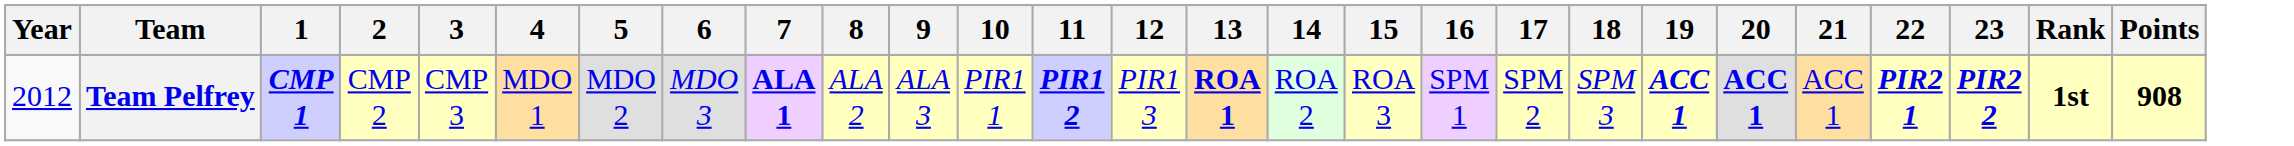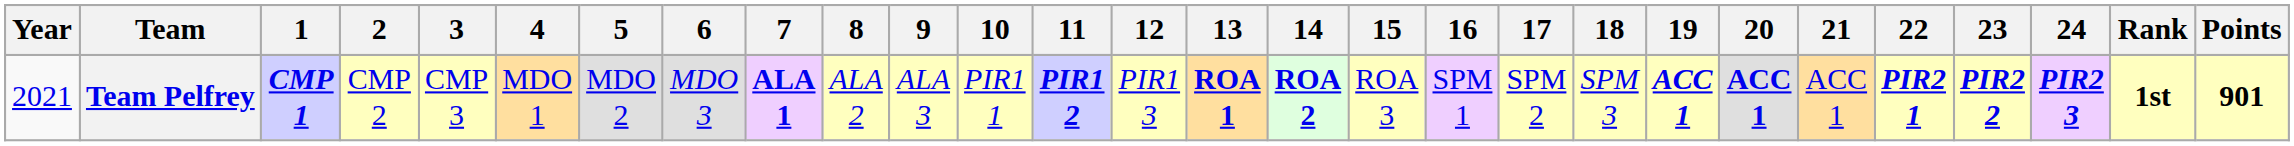+ column: (2071, 29)
(42, 96) 2012 -> (42, 96) 2021
(1306, 96) normal -> (1308, 96) bold
(2159, 96) 908 -> (2242, 96) 901
